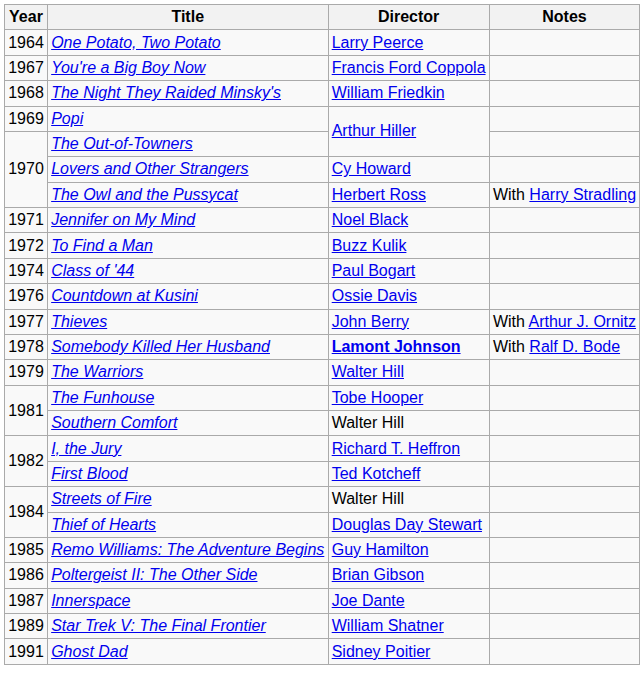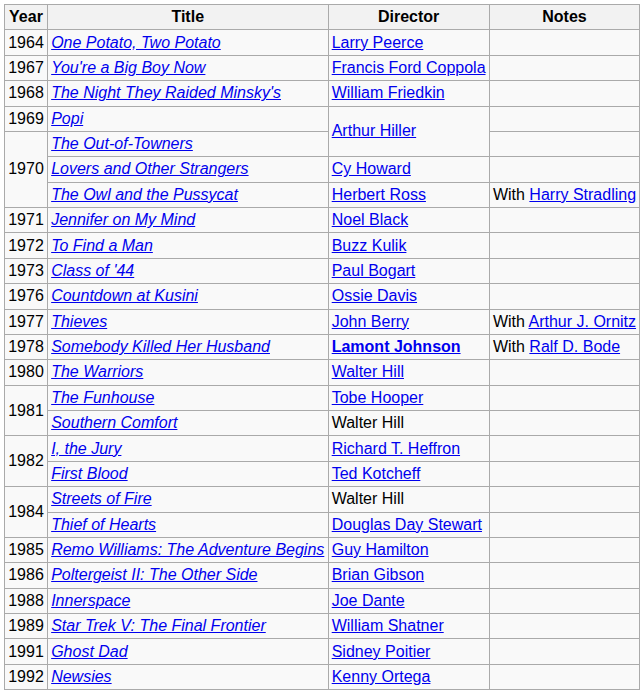(26, 270) 1974 -> (26, 270) 1973
(26, 372) 1979 -> (26, 372) 1980
(26, 600) 1987 -> (26, 600) 1988
+ row: (81, 676)
